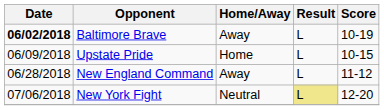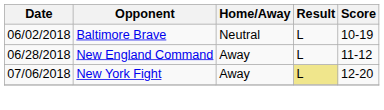(39, 34) bold -> (39, 34) normal
(235, 34) Away -> (240, 34) Neutral
- row: (115, 54)
(240, 94) Neutral -> (235, 74) Away
